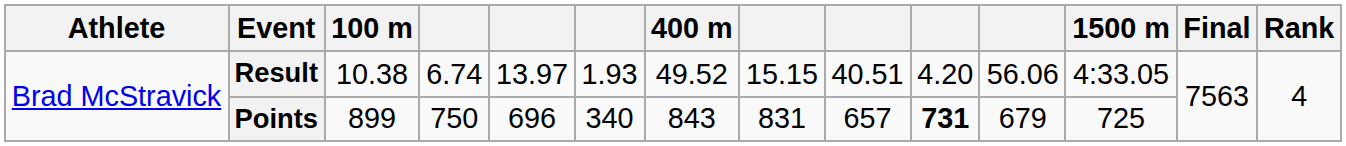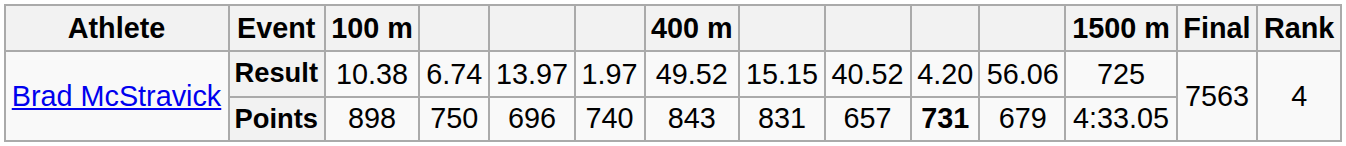(609, 74) 1.93 -> (609, 74) 1.97
(868, 74) 40.51 -> (868, 74) 40.52
(1121, 74) 4:33.05 -> (1121, 74) 725
(372, 119) 899 -> (372, 119) 898
(609, 119) 340 -> (609, 119) 740
(1121, 119) 725 -> (1121, 119) 4:33.05
